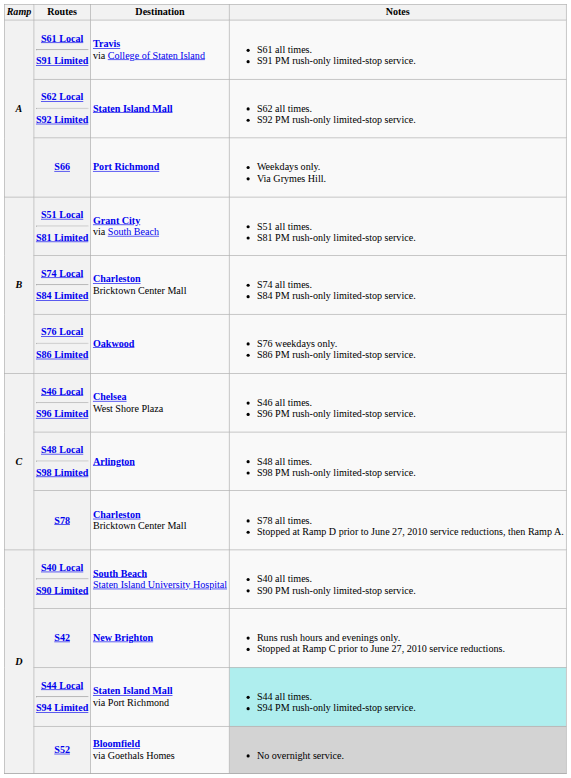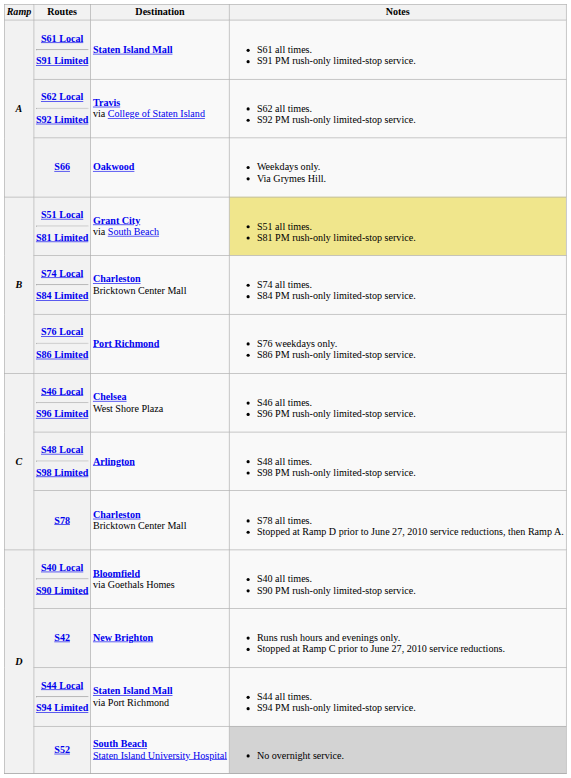(149, 49) Travis via College of Staten Island -> (133, 49) Staten Island Mall
(133, 108) Staten Island Mall -> (149, 108) Travis via College of Staten Island
(126, 167) Port Richmond -> (114, 167) Oakwood
(398, 232) no background -> (398, 232) khaki background
(114, 344) Oakwood -> (126, 344) Port Richmond
(160, 579) South Beach Staten Island University Hospital -> (134, 579) Bloomfield via Goethals Homes
(398, 702) paleturquoise background -> (398, 702) no background
(134, 750) Bloomfield via Goethals Homes -> (160, 750) South Beach Staten Island University Hospital
